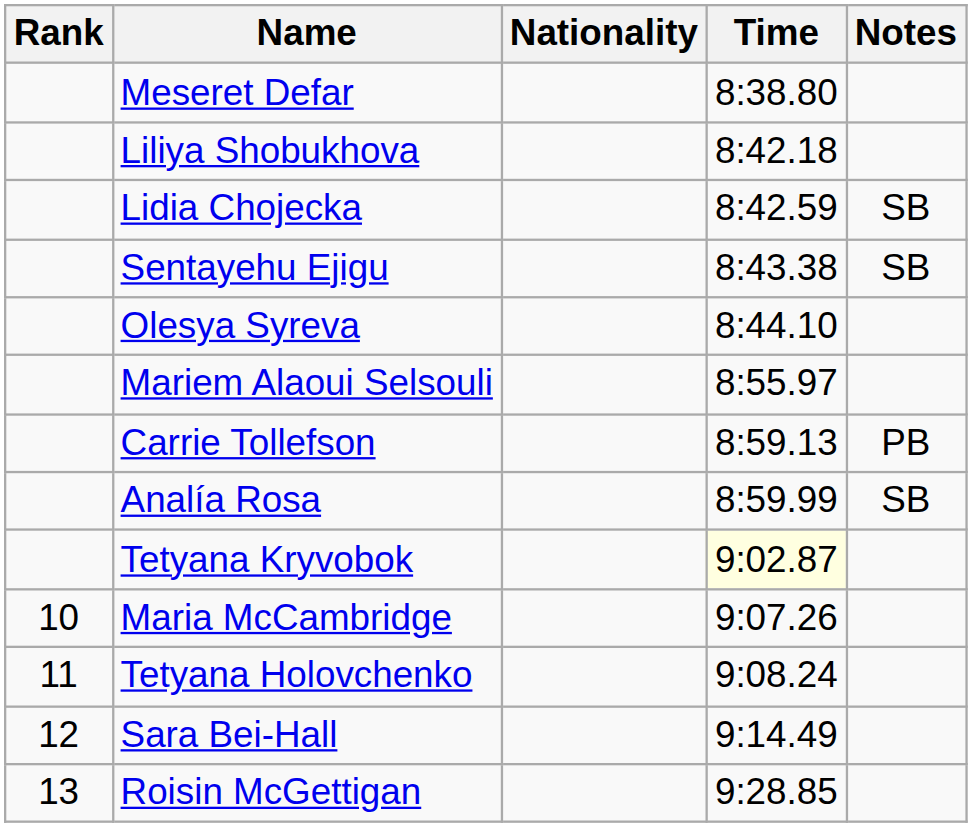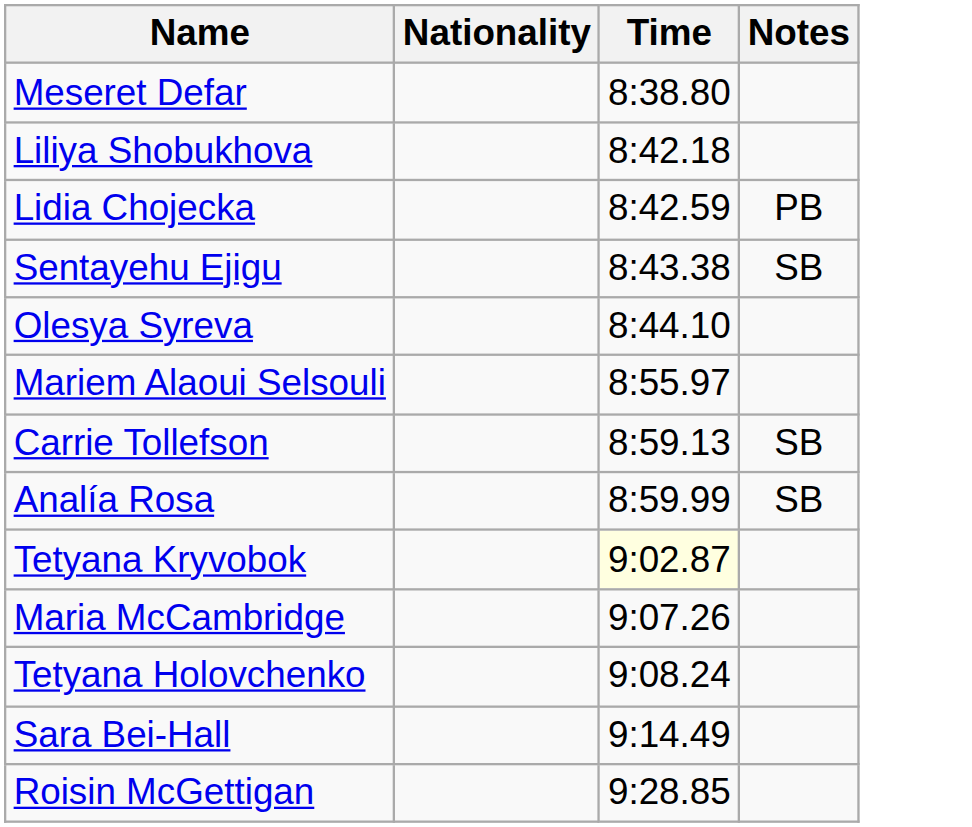- column: (59, 33)
(906, 208) SB -> (799, 208) PB
(906, 442) PB -> (799, 442) SB
